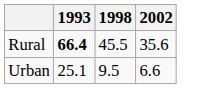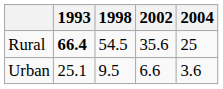+ column: (197, 17)
(113, 44) 45.5 -> (113, 44) 54.5
